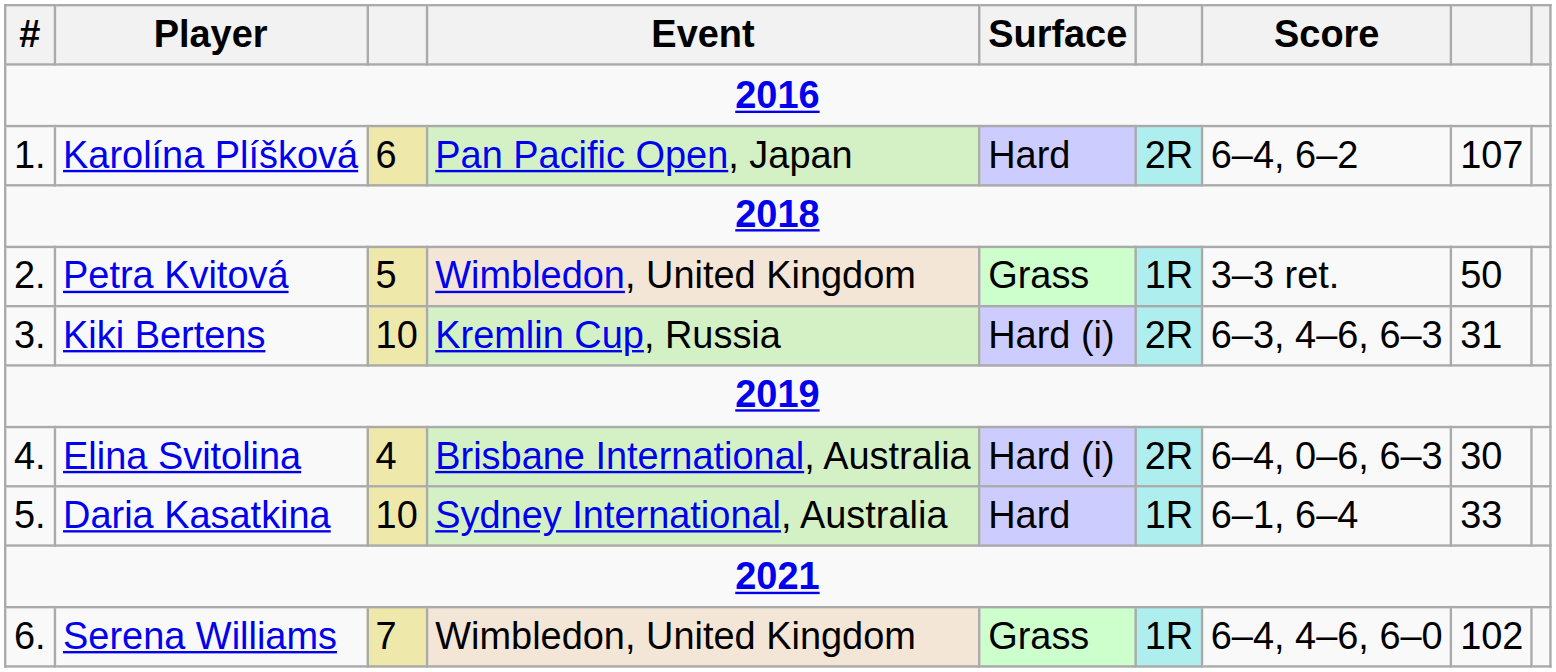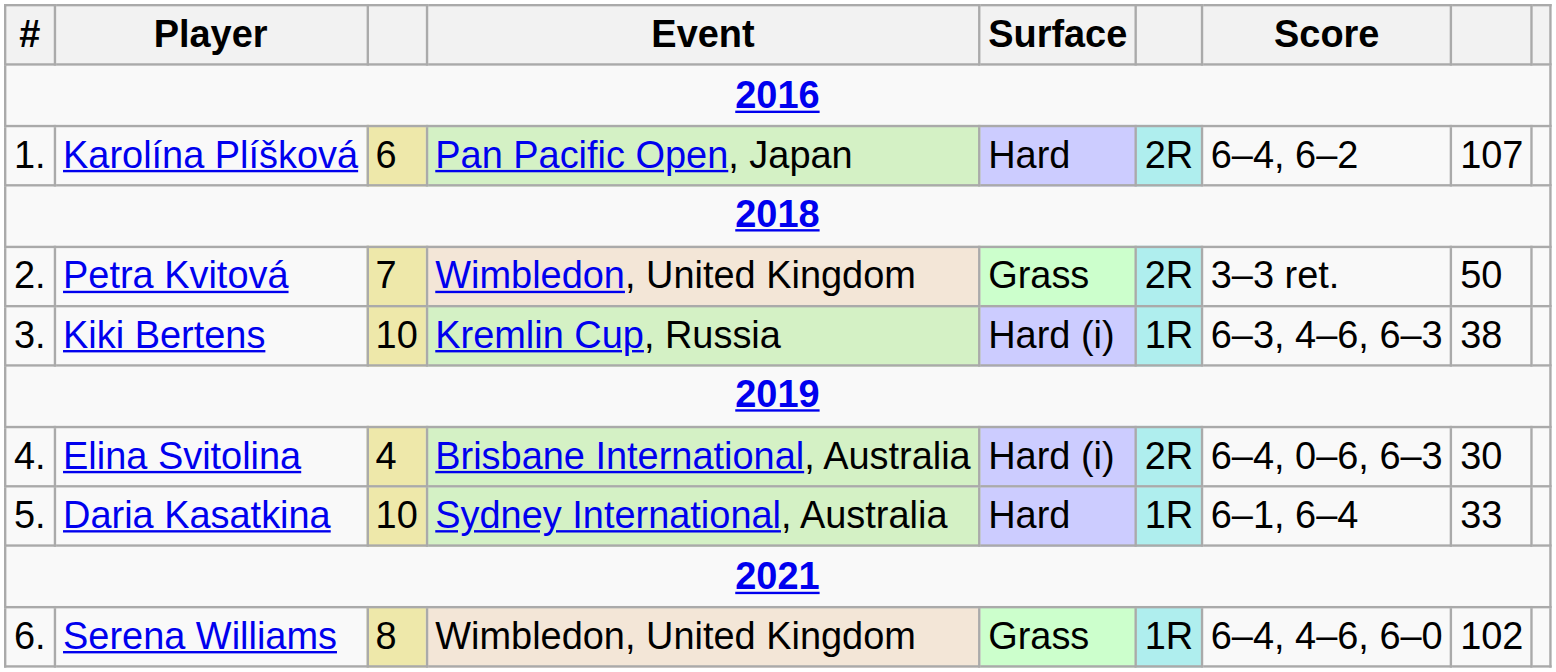(386, 275) 5 -> (386, 275) 7
(1169, 275) 1R -> (1169, 275) 2R
(1169, 335) 2R -> (1169, 335) 1R
(1481, 335) 31 -> (1481, 335) 38
(386, 635) 7 -> (386, 635) 8
